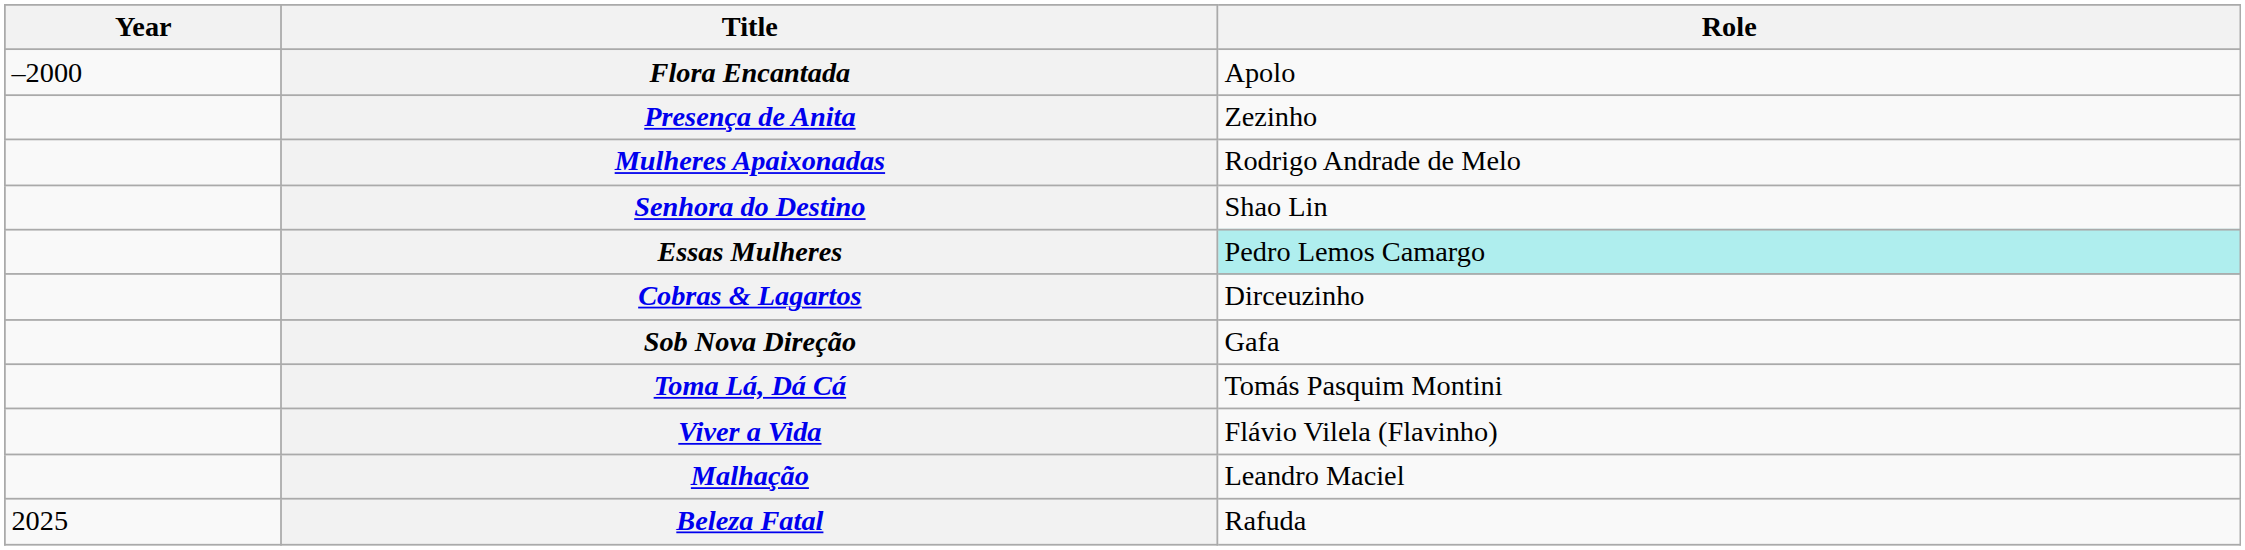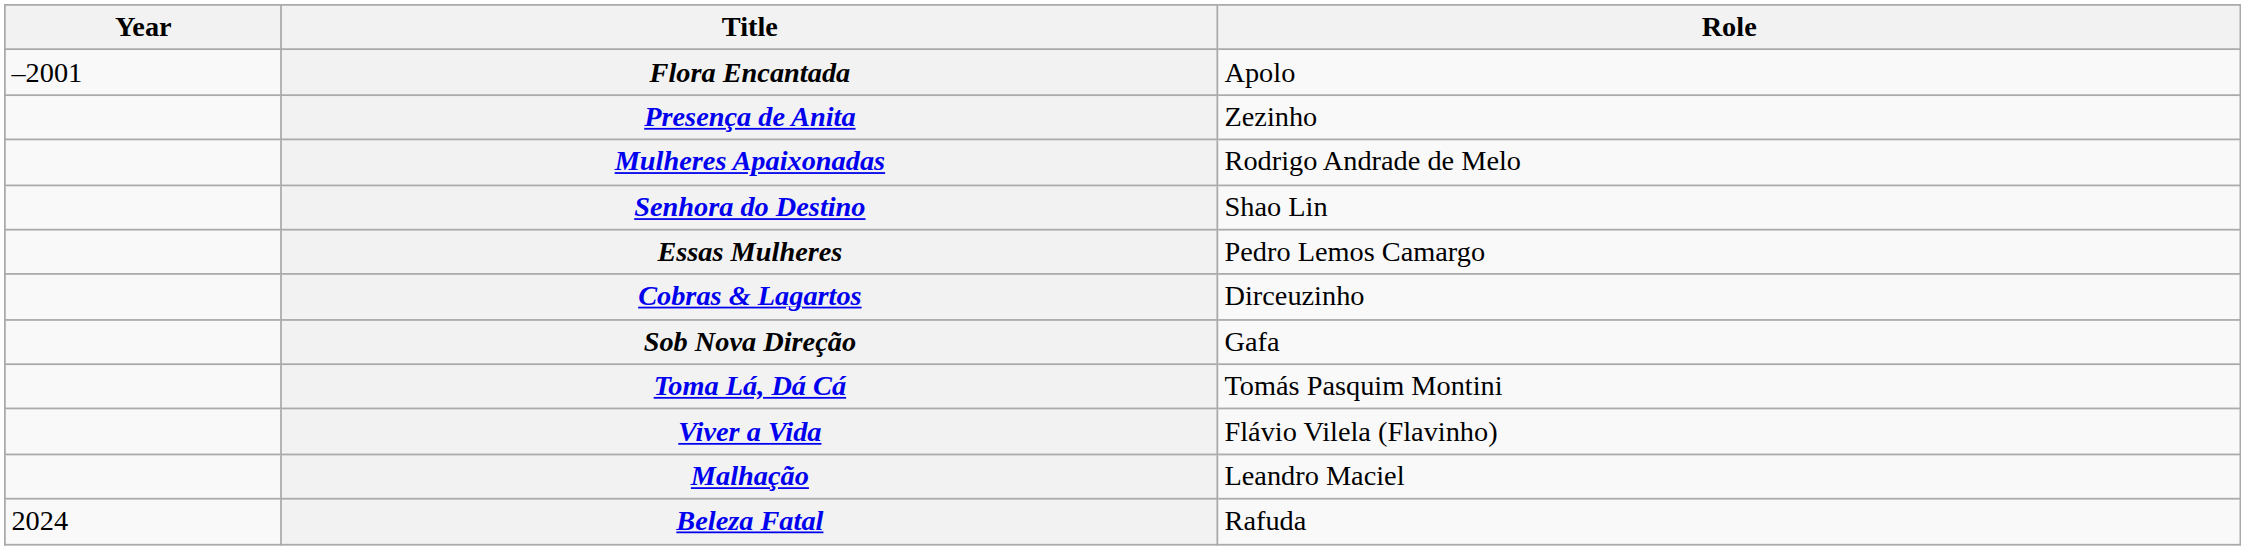(47, 71) –2000 -> (47, 71) –2001
(1355, 251) paleturquoise background -> (1355, 251) no background
(40, 521) 2025 -> (40, 521) 2024
